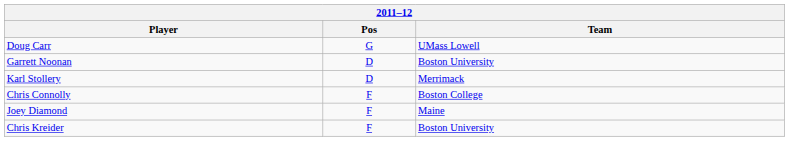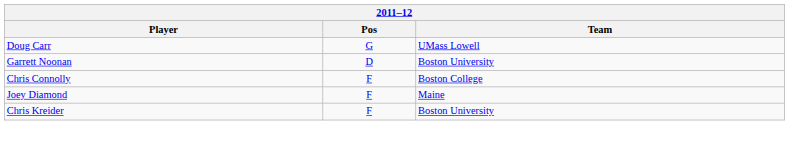- row: (34, 78)
